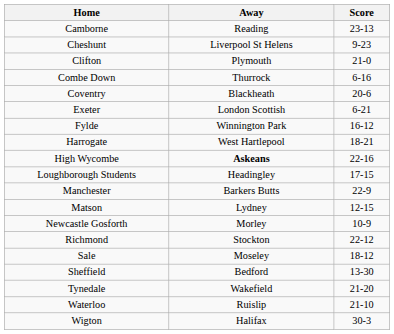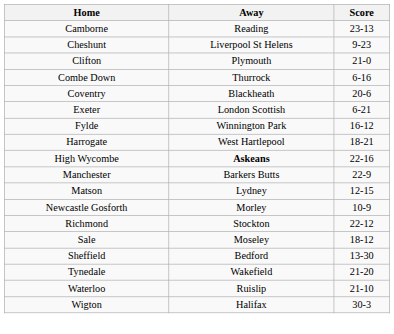- row: (87, 175)
